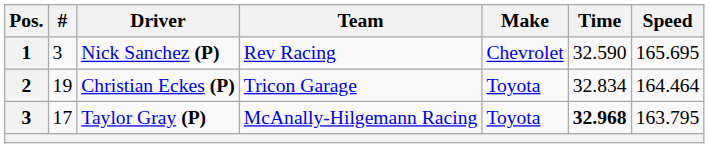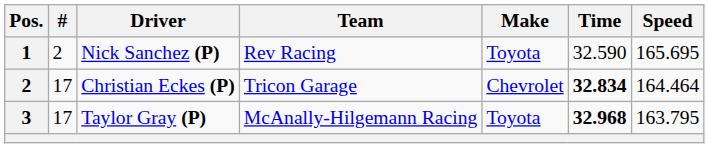(57, 53) 3 -> (57, 53) 2
(525, 53) Chevrolet -> (513, 53) Toyota
(62, 85) 19 -> (62, 85) 17
(513, 85) Toyota -> (525, 85) Chevrolet
(600, 85) normal -> (600, 85) bold
